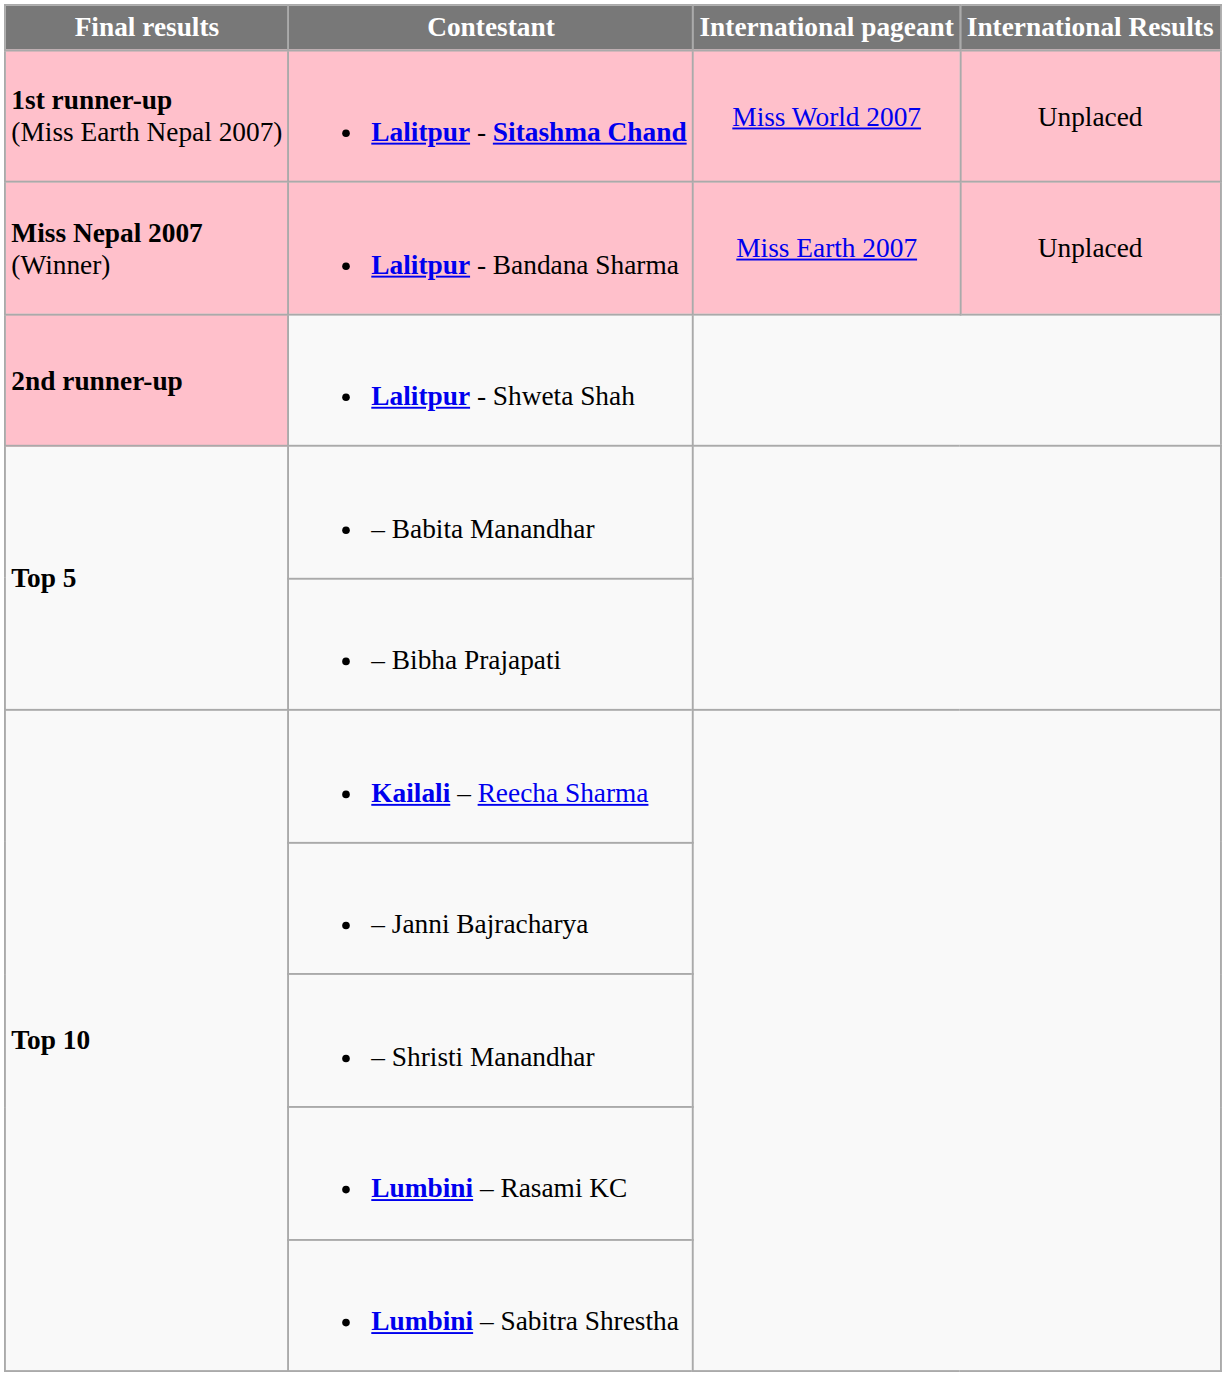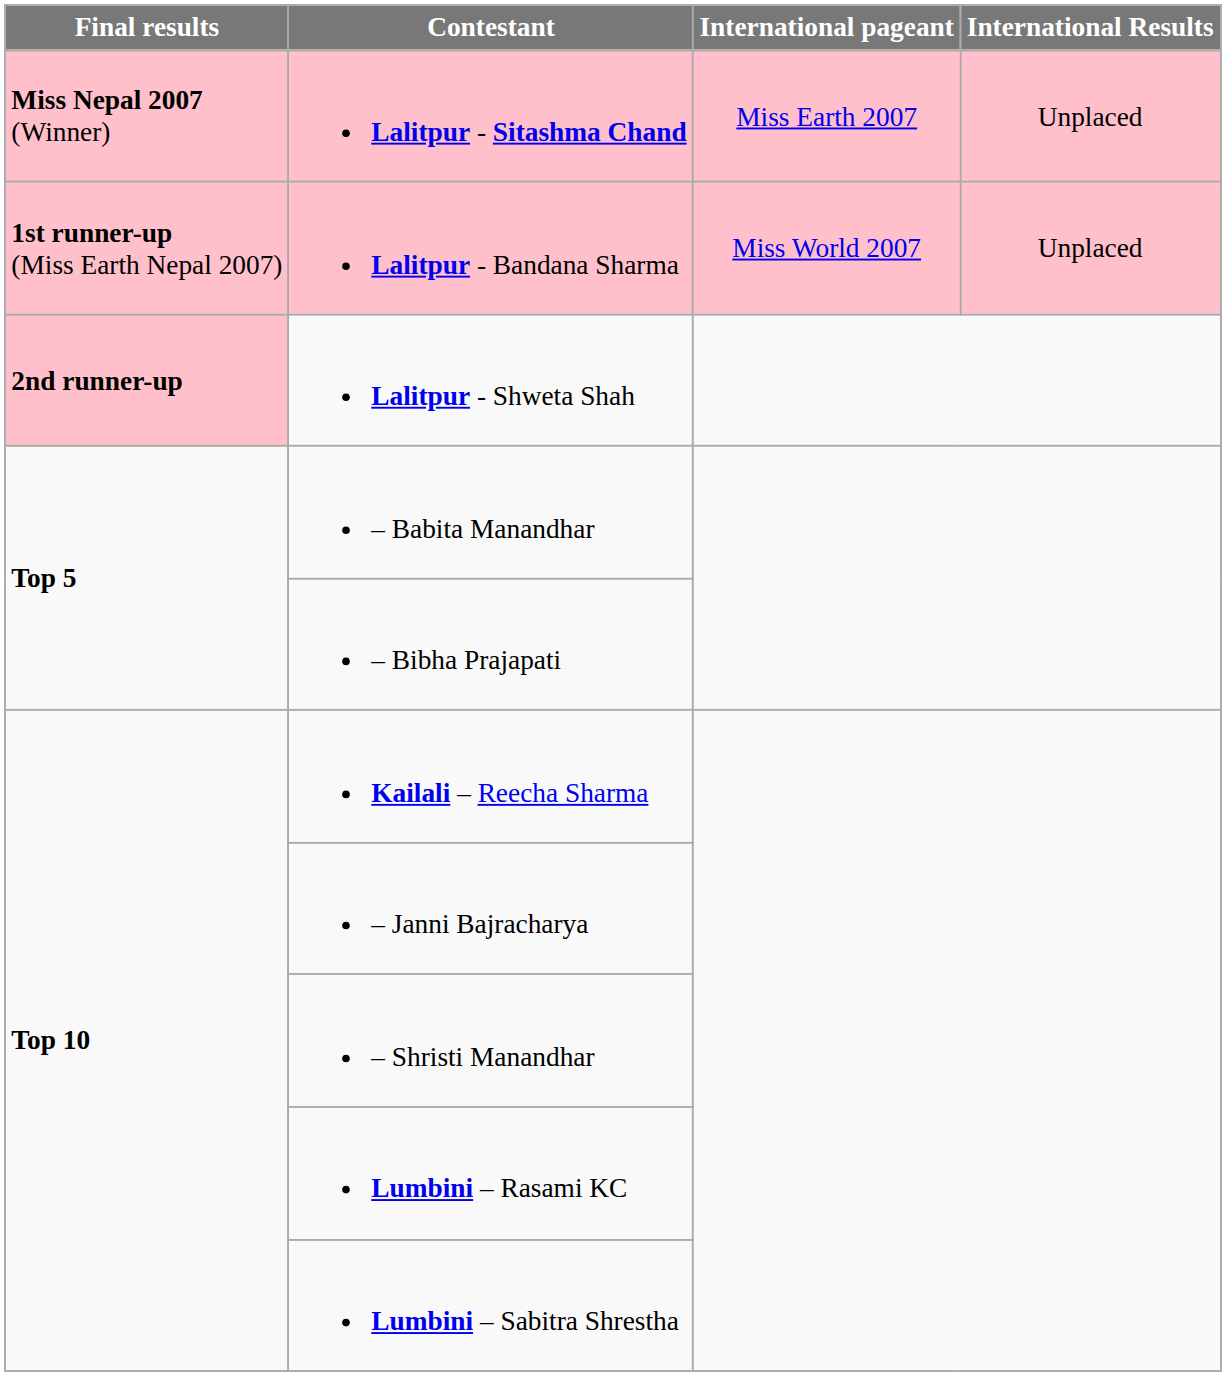(147, 116) 1st runner-up (Miss Earth Nepal 2007) -> (107, 116) Miss Nepal 2007 (Winner)
(827, 116) Miss World 2007 -> (827, 116) Miss Earth 2007
(107, 248) Miss Nepal 2007 (Winner) -> (147, 248) 1st runner-up (Miss Earth Nepal 2007)
(827, 248) Miss Earth 2007 -> (827, 248) Miss World 2007
